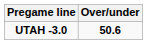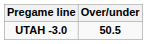(110, 30) 50.6 -> (110, 30) 50.5
